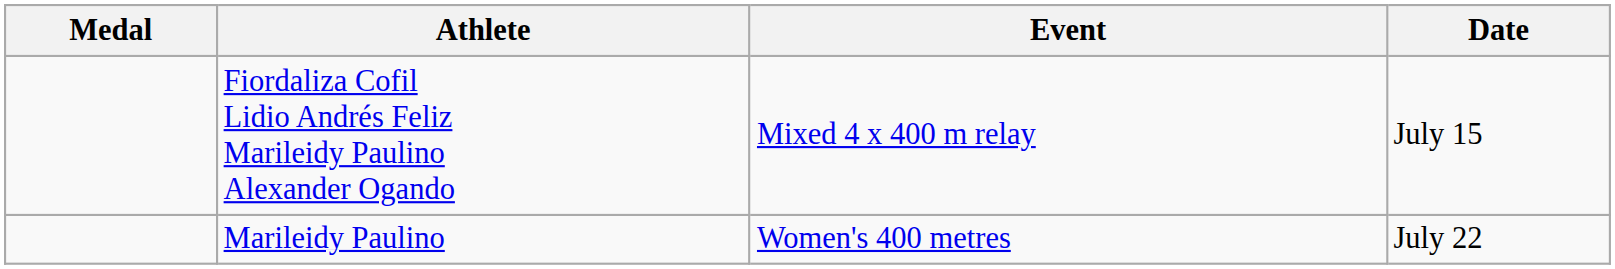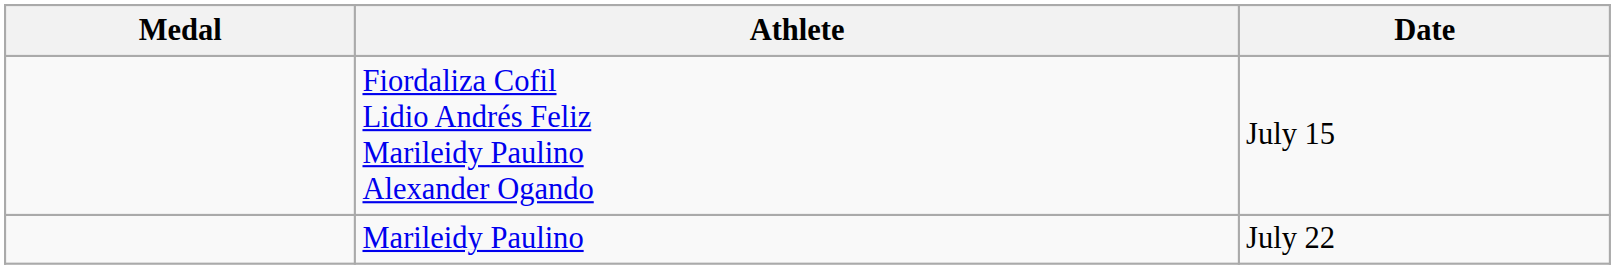- column: (1068, 30)
